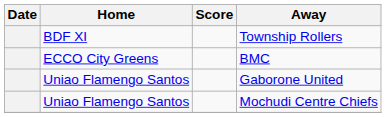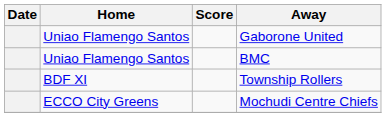rows swapped: (291, 79) <-> (291, 36)
(101, 58) ECCO City Greens -> (116, 58) Uniao Flamengo Santos
(116, 101) Uniao Flamengo Santos -> (101, 101) ECCO City Greens
